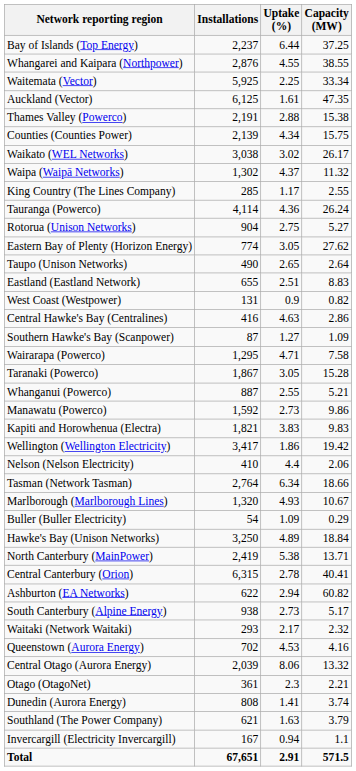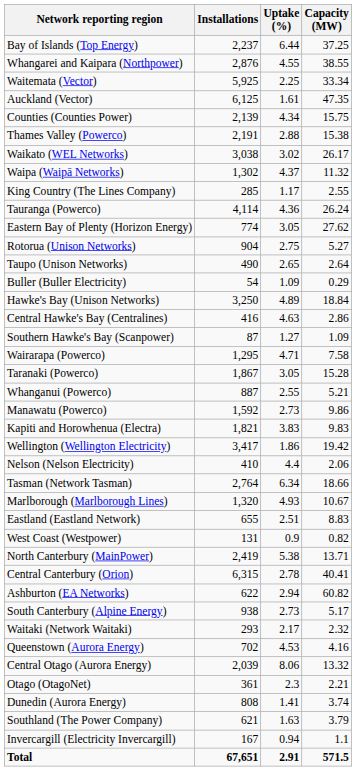rows swapped: (69, 136) <-> (67, 117)
rows swapped: (71, 227) <-> (100, 245)
rows swapped: (74, 282) <-> (67, 519)
rows swapped: (83, 538) <-> (64, 300)
